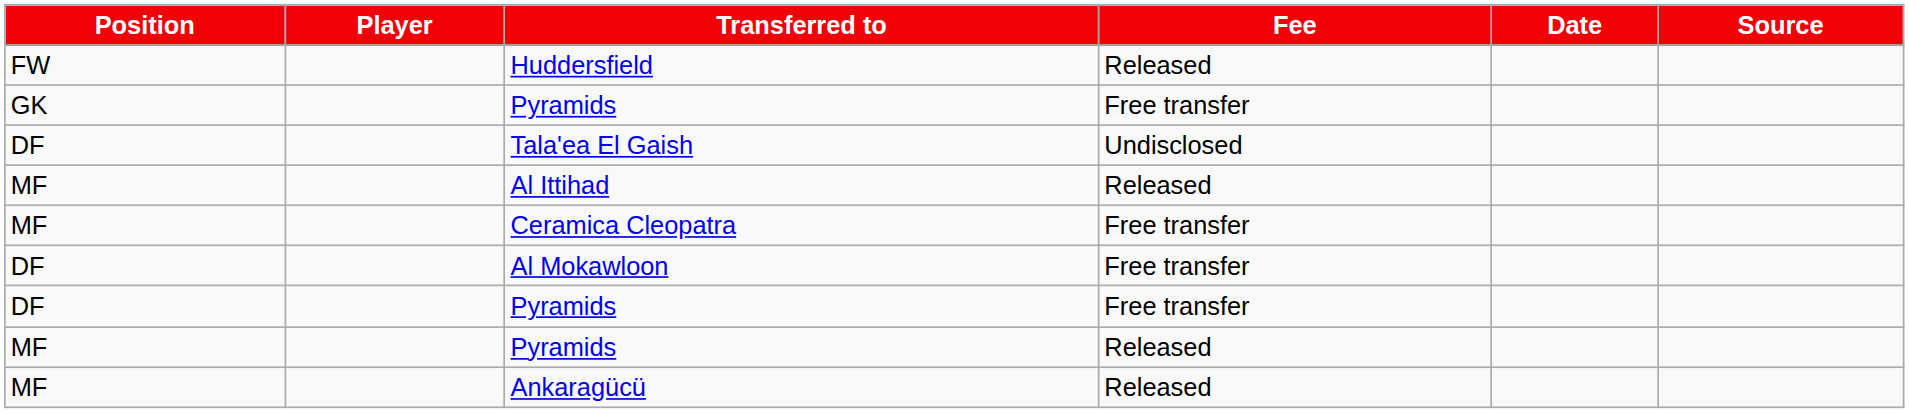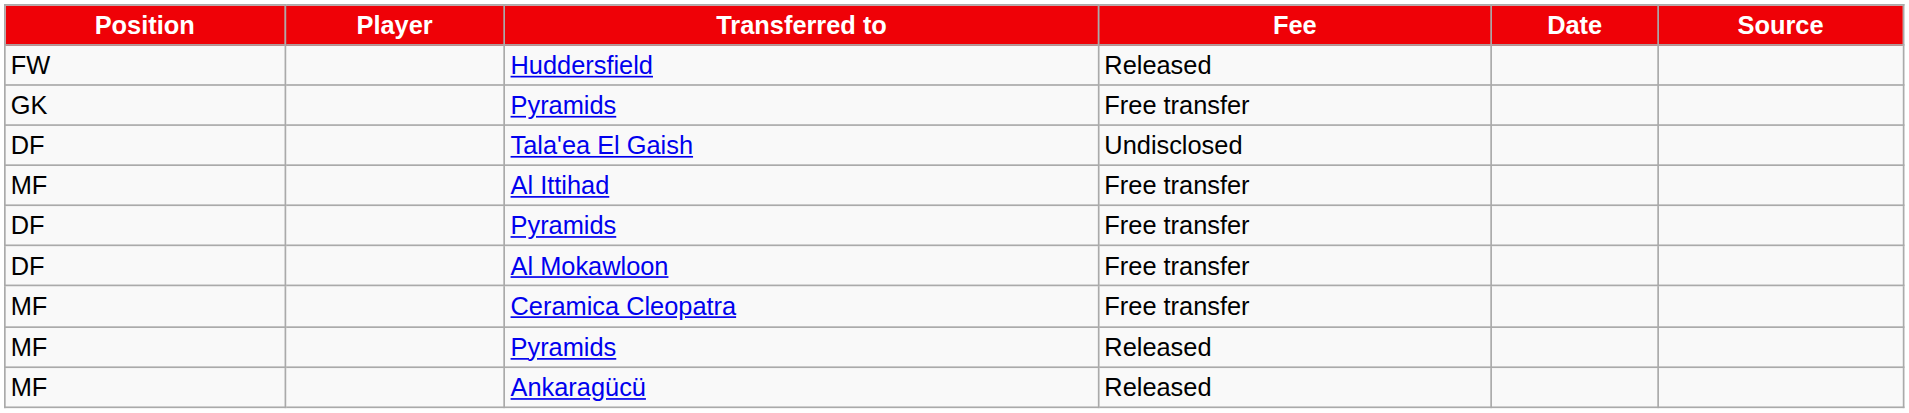(1158, 186) Released -> (1177, 186) Free transfer
rows swapped: (28, 306) <-> (29, 226)
